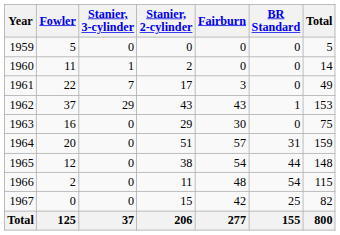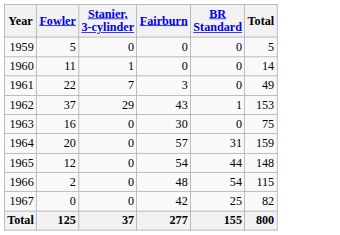- column: (166, 20)
